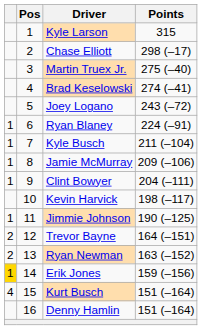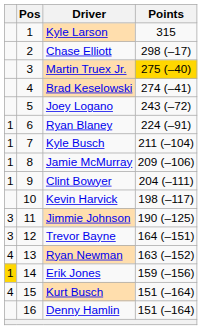(166, 69) no background -> (166, 69) gold background
(10, 218) 1 -> (10, 218) 3
(10, 236) 2 -> (10, 236) 3
(10, 255) 2 -> (10, 255) 4
